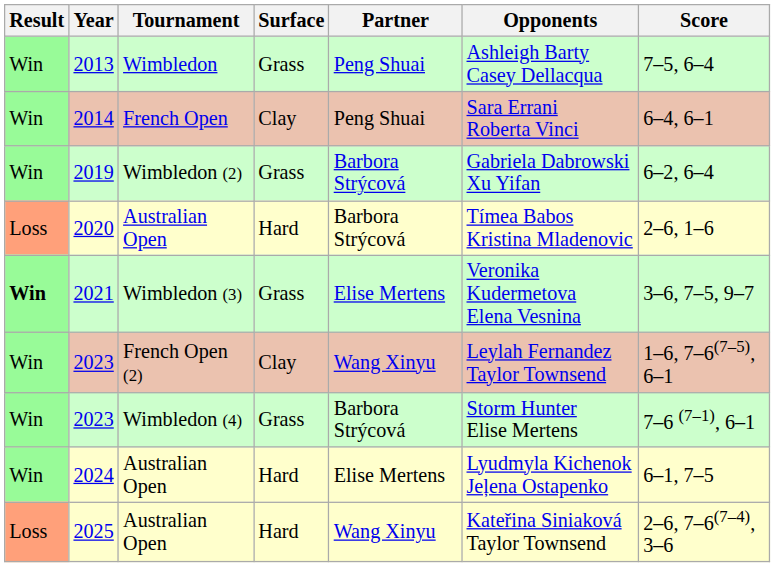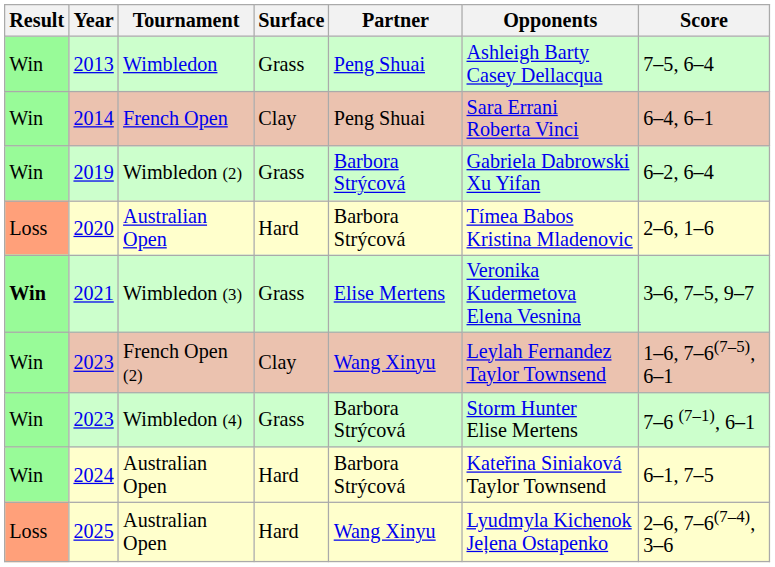(389, 474) Elise Mertens -> (370, 474) Barbora Strýcová
(549, 474) Lyudmyla Kichenok Jeļena Ostapenko -> (544, 474) Kateřina Siniaková Taylor Townsend
(544, 531) Kateřina Siniaková Taylor Townsend -> (549, 531) Lyudmyla Kichenok Jeļena Ostapenko
